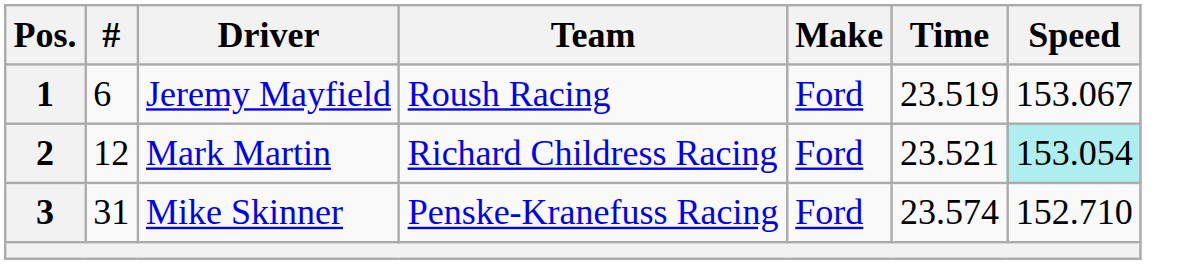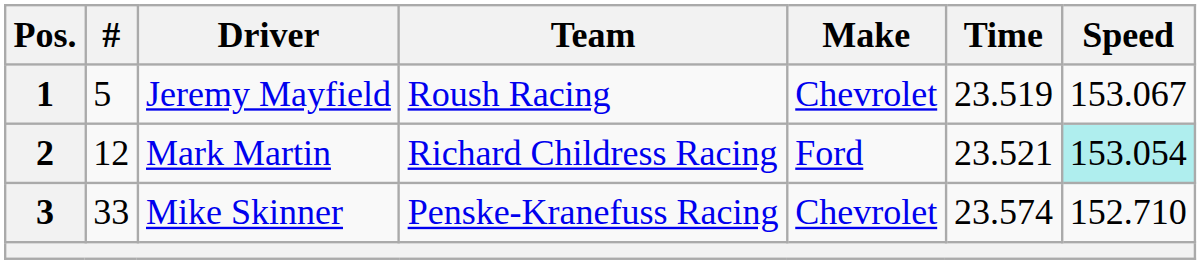(102, 93) 6 -> (102, 93) 5
(829, 93) Ford -> (866, 93) Chevrolet
(111, 212) 31 -> (111, 212) 33
(829, 212) Ford -> (866, 212) Chevrolet
